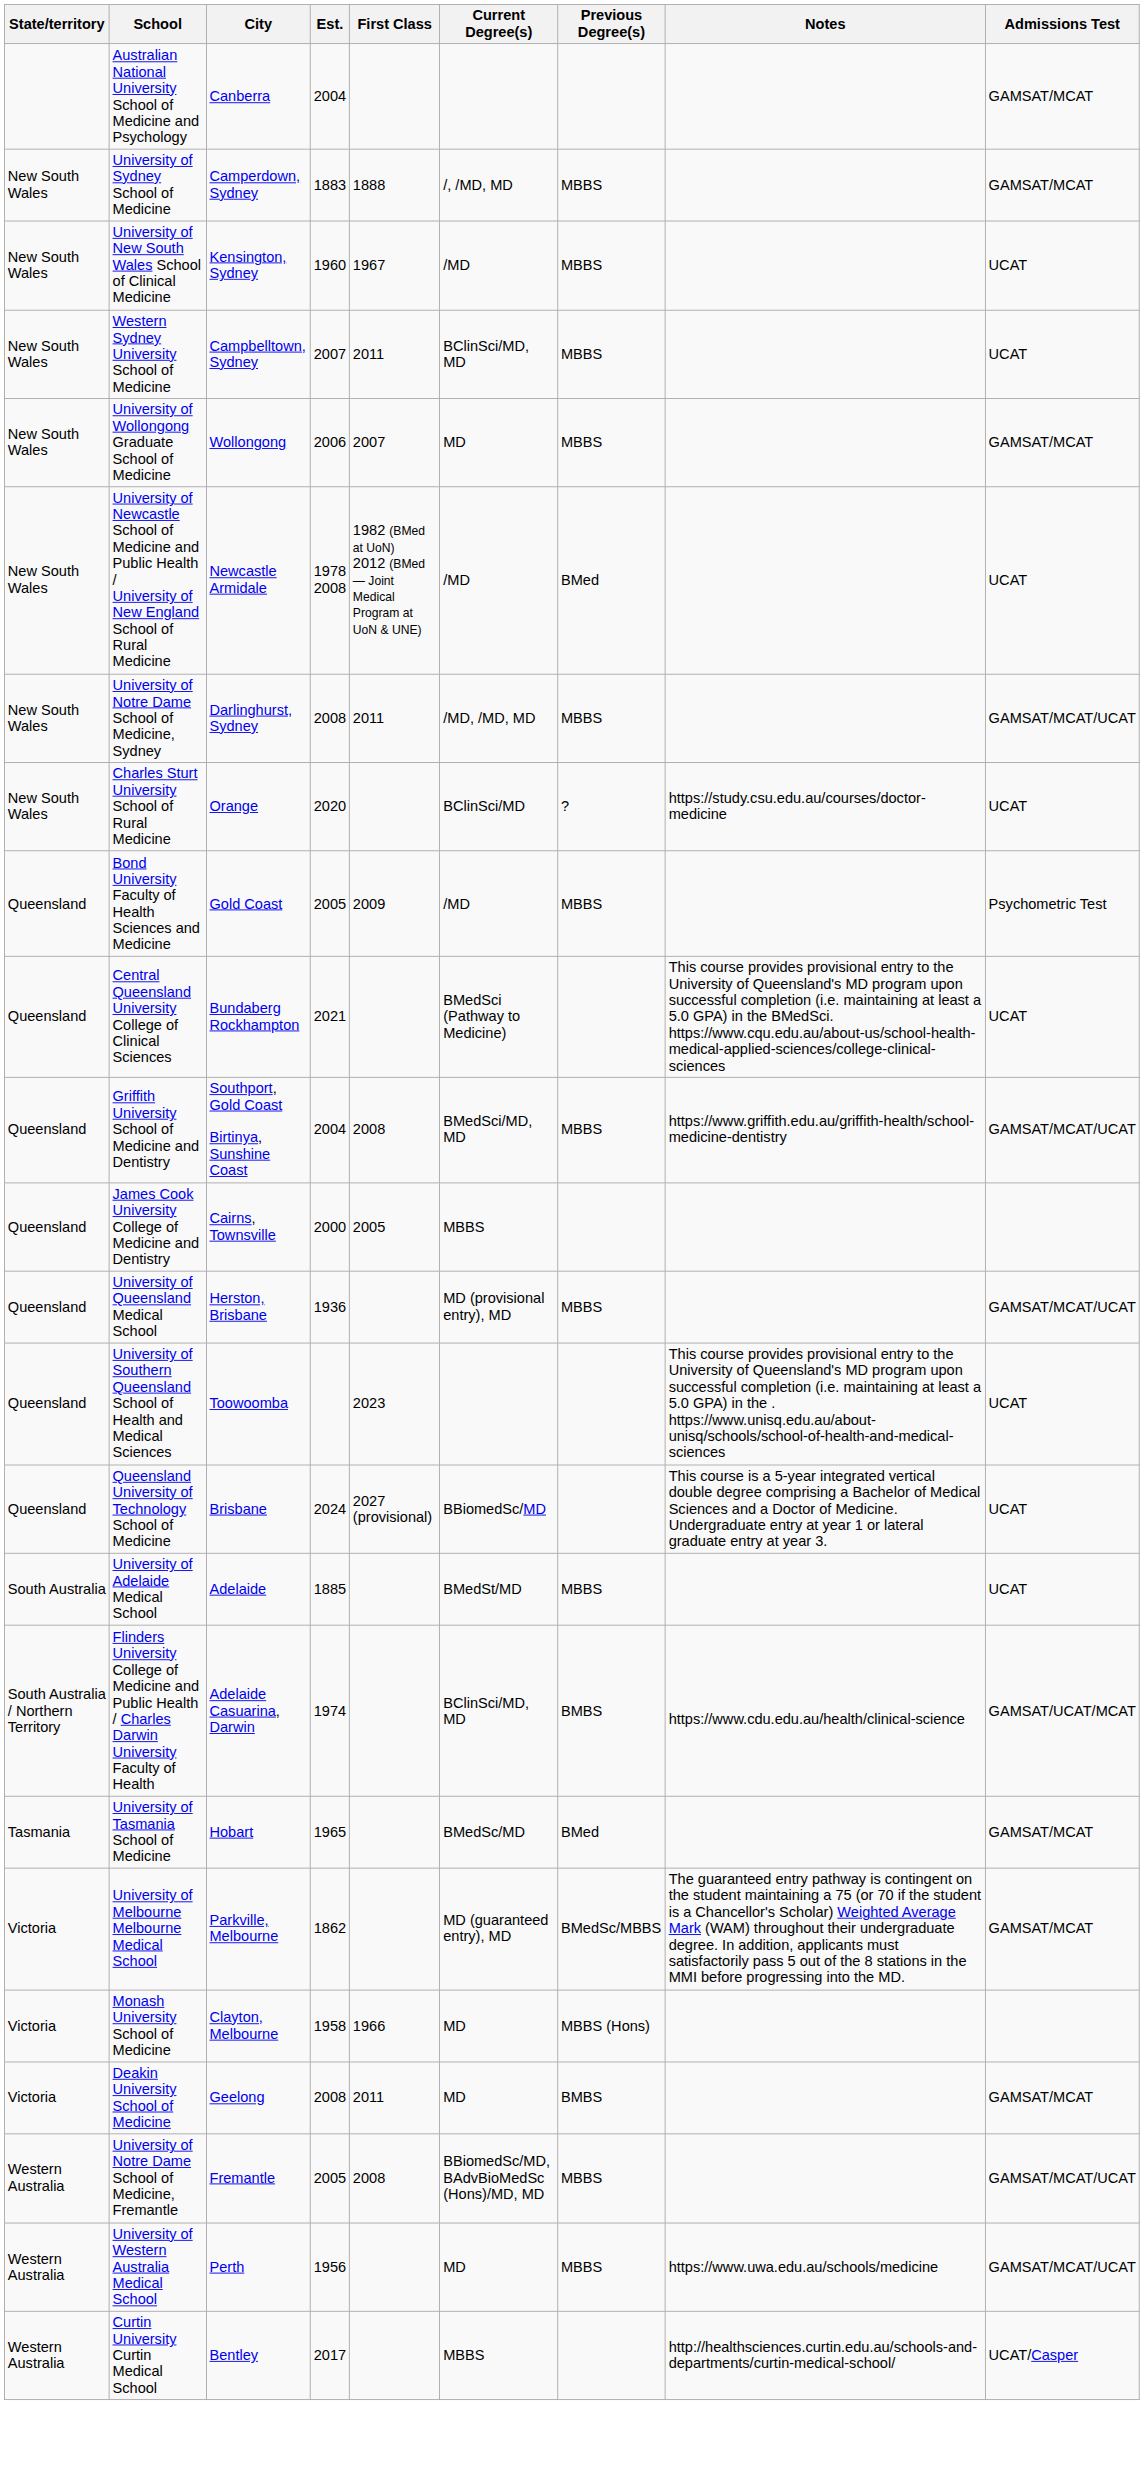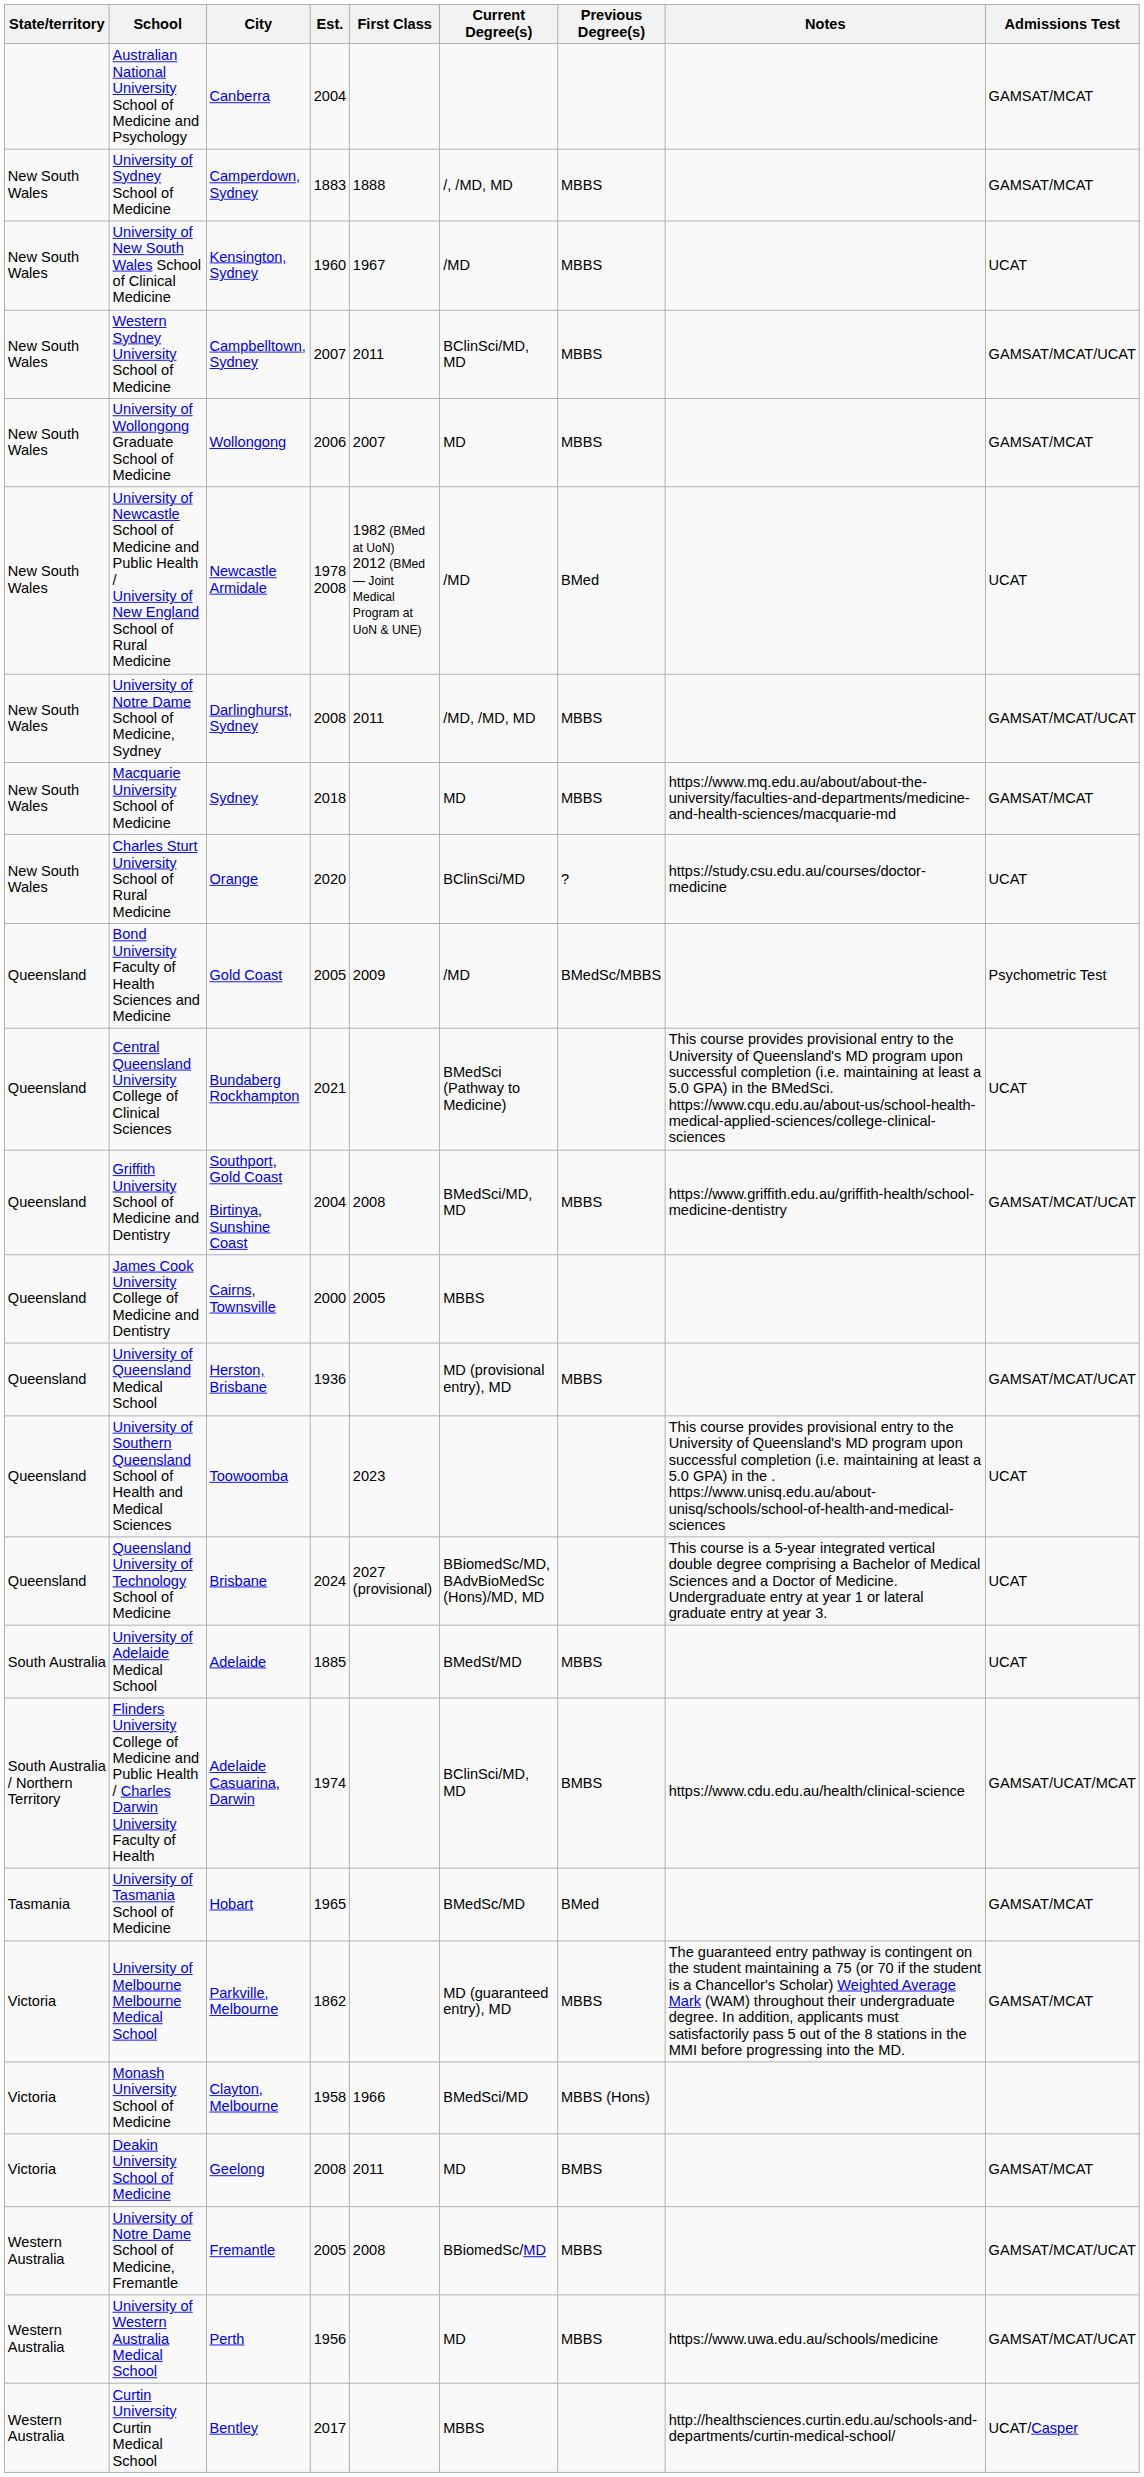(1008, 354) UCAT -> (1062, 354) GAMSAT/MCAT/UCAT
+ row: (147, 798)
(582, 903) MBBS -> (611, 975) BMedSc/MBBS
(495, 1509) BBiomedSc/MD -> (497, 1581) BBiomedSc/MD, BAdvBioMedSc (Hons)/MD, MD
(611, 1928) BMedSc/MBBS -> (582, 2001) MBBS
(455, 2025) MD -> (486, 2098) BMedSci/MD
(497, 2178) BBiomedSc/MD, BAdvBioMedSc (Hons)/MD, MD -> (495, 2250) BBiomedSc/MD
